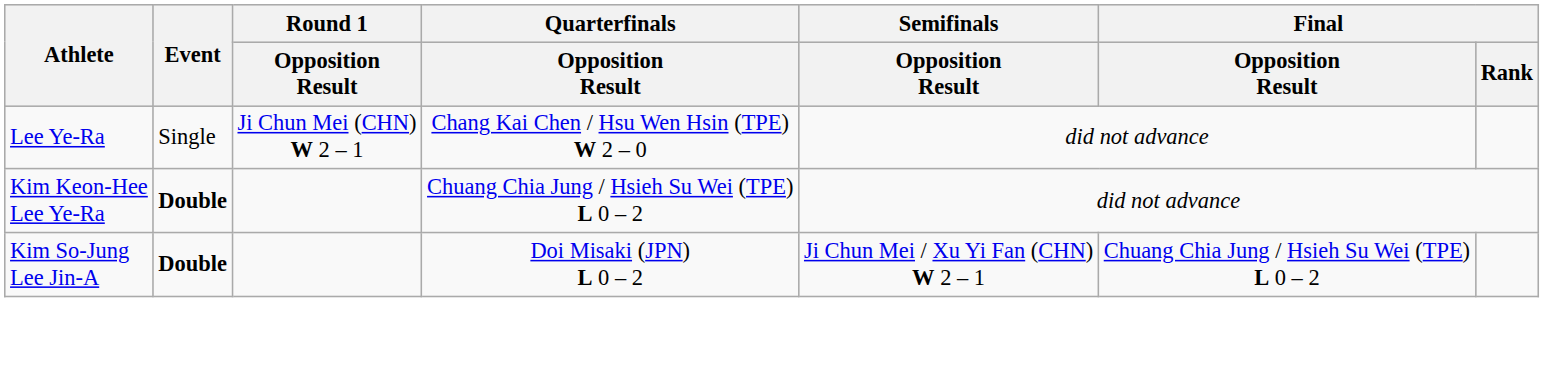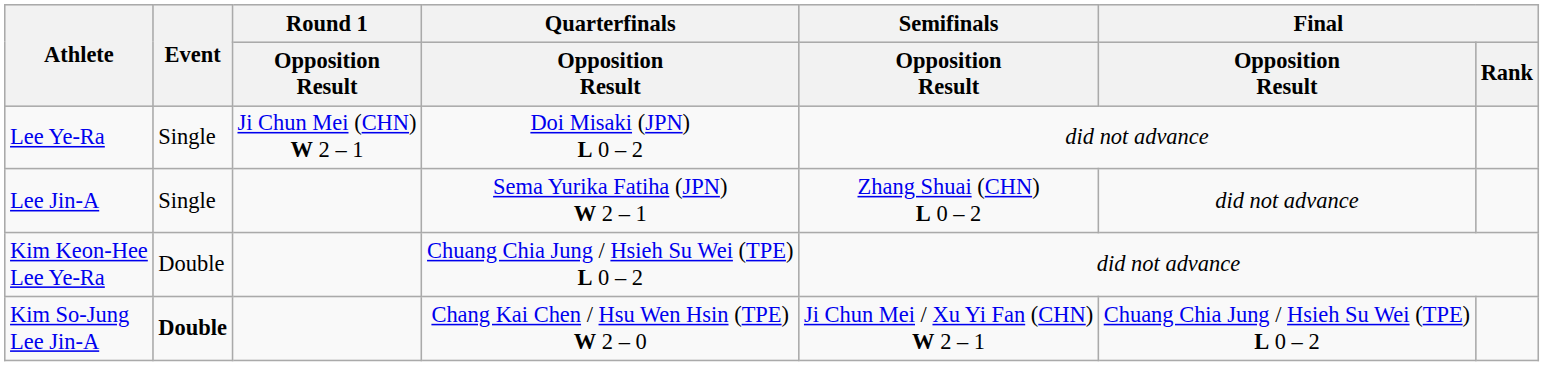(610, 137) Chang Kai Chen / Hsu Wen Hsin (TPE) W 2 – 0 -> (610, 137) Doi Misaki (JPN) L 0 – 2
+ row: (55, 200)
(193, 200) bold -> (191, 264) normal
(610, 264) Doi Misaki (JPN) L 0 – 2 -> (610, 328) Chang Kai Chen / Hsu Wen Hsin (TPE) W 2 – 0
